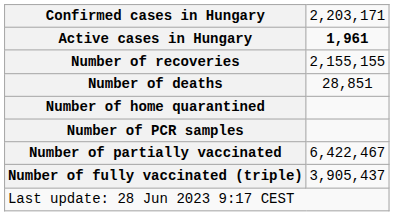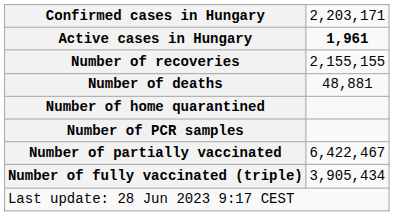(347, 85) 28,851 -> (347, 85) 48,881
(347, 176) 3,905,437 -> (347, 176) 3,905,434
